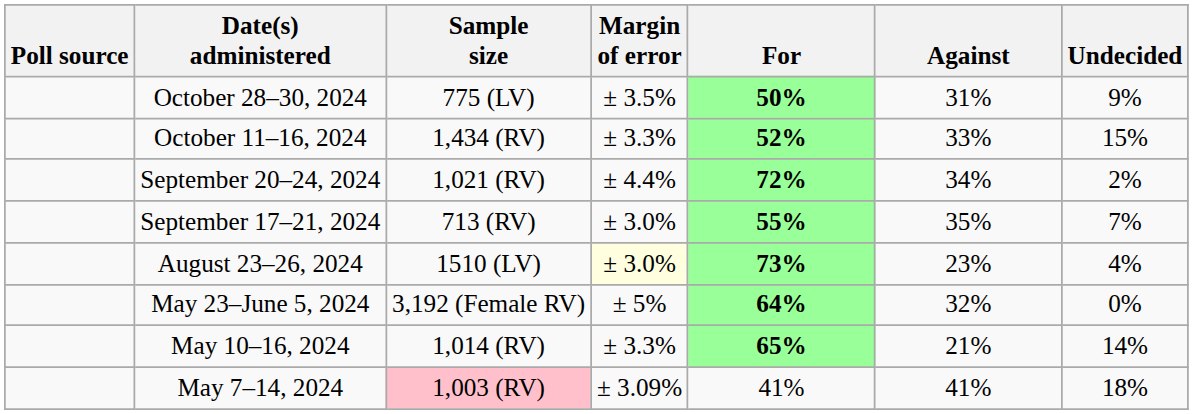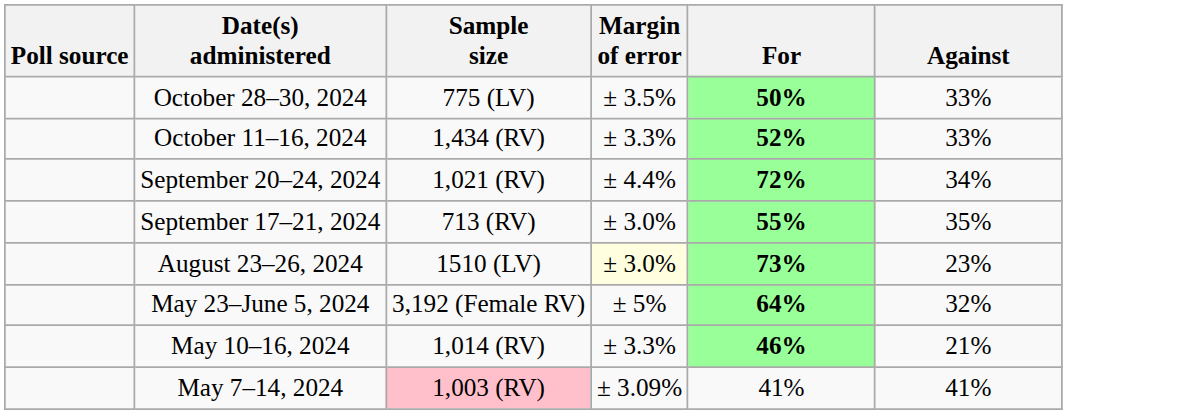- column: (1125, 55)
(968, 96) 31% -> (968, 96) 33%
(781, 346) 65% -> (781, 346) 46%
